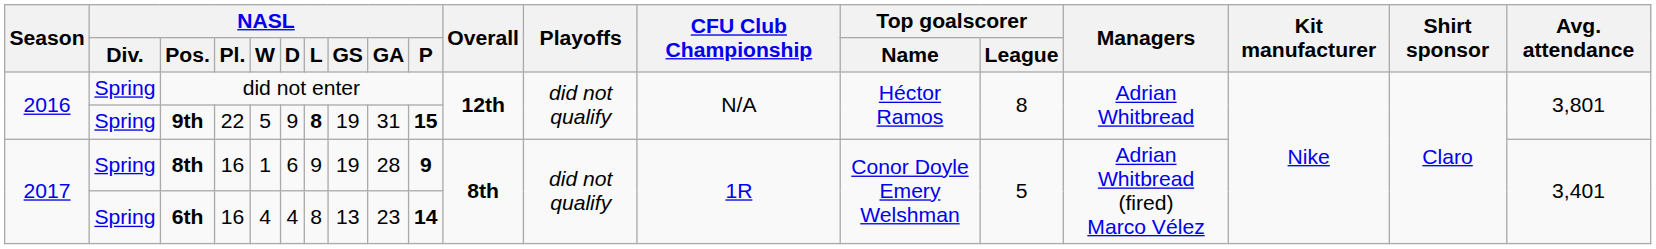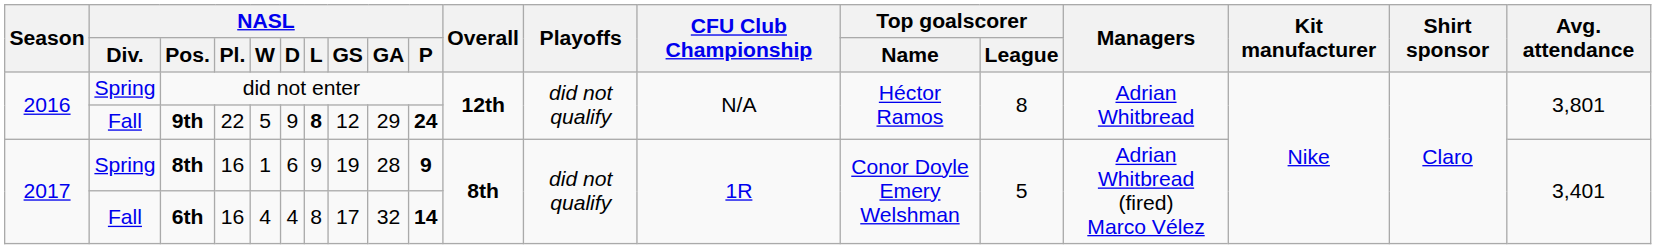(125, 121) Spring -> (125, 121) Fall
(348, 121) 19 -> (348, 121) 12
(389, 121) 31 -> (389, 121) 29
(426, 121) 15 -> (426, 121) 24
(125, 217) Spring -> (125, 217) Fall
(348, 217) 13 -> (348, 217) 17
(389, 217) 23 -> (389, 217) 32
